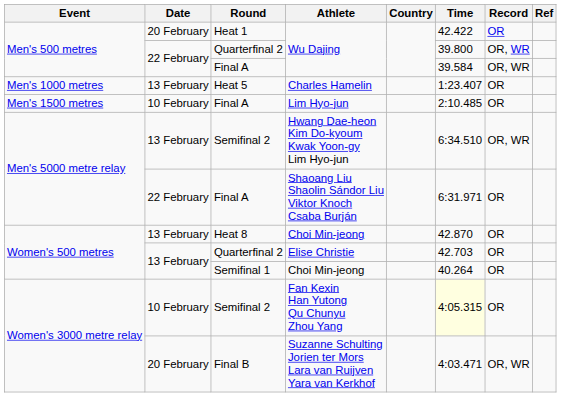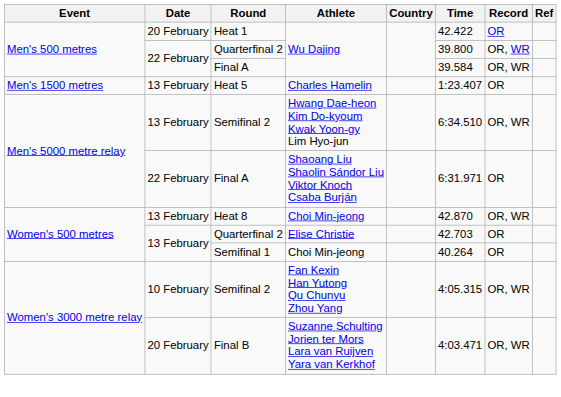(55, 85) Men's 1000 metres -> (55, 85) Men's 1500 metres
- row: (231, 103)
(496, 234) OR -> (509, 216) OR, WR
(460, 307) lightyellow background -> (460, 289) no background
(496, 307) OR -> (509, 289) OR, WR
